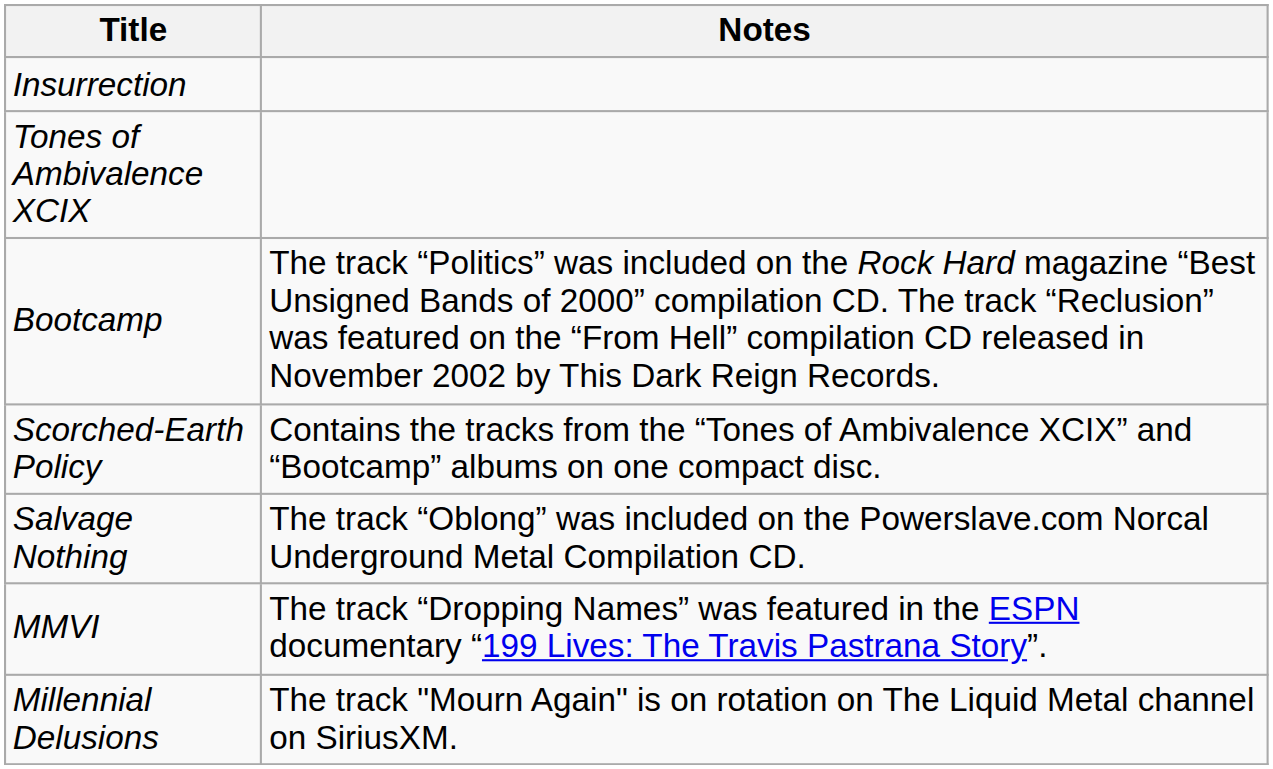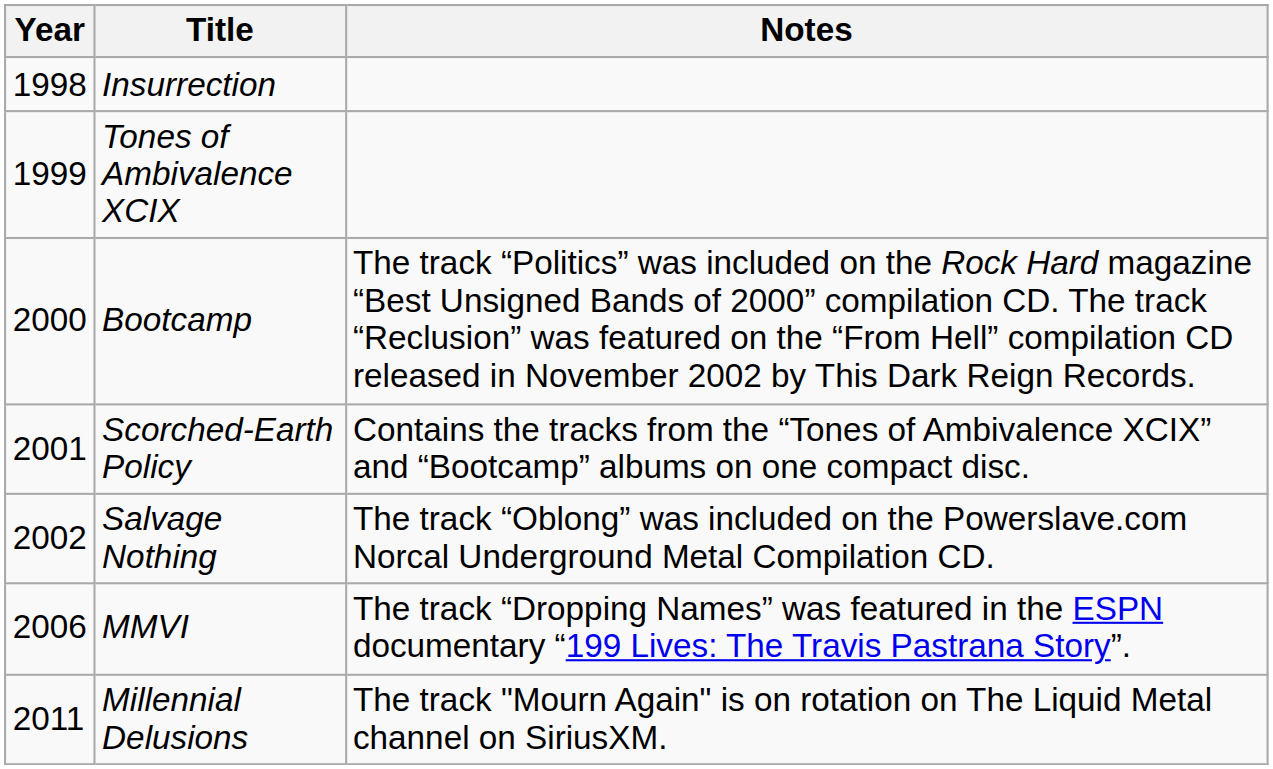+ column: (50, 30)
